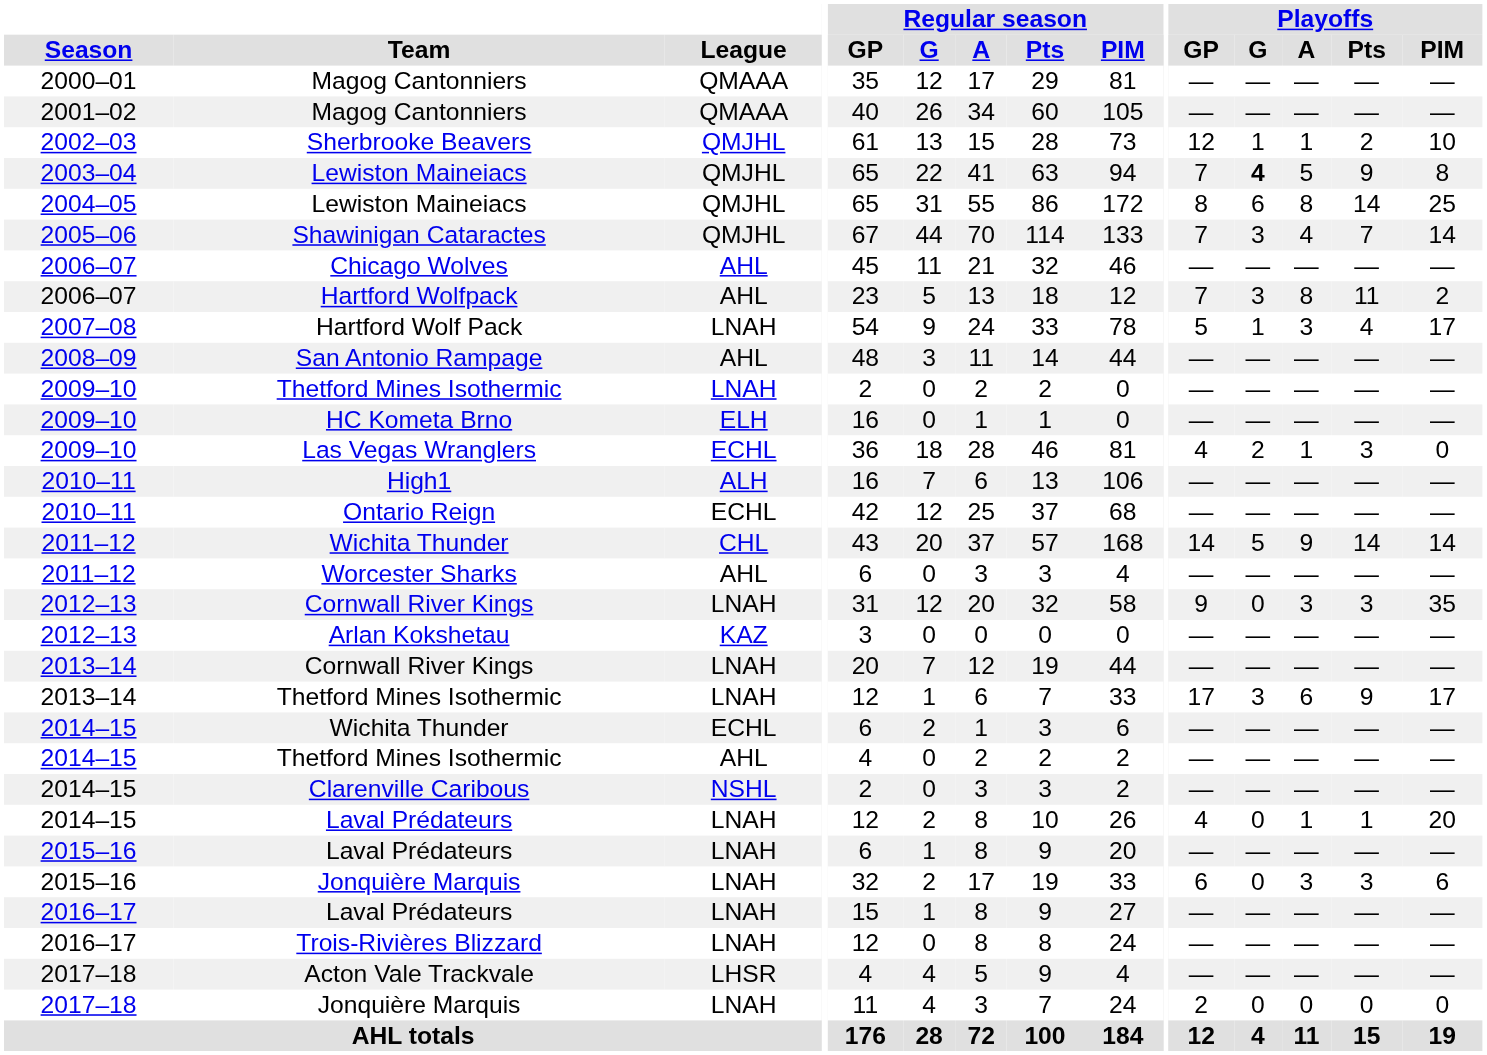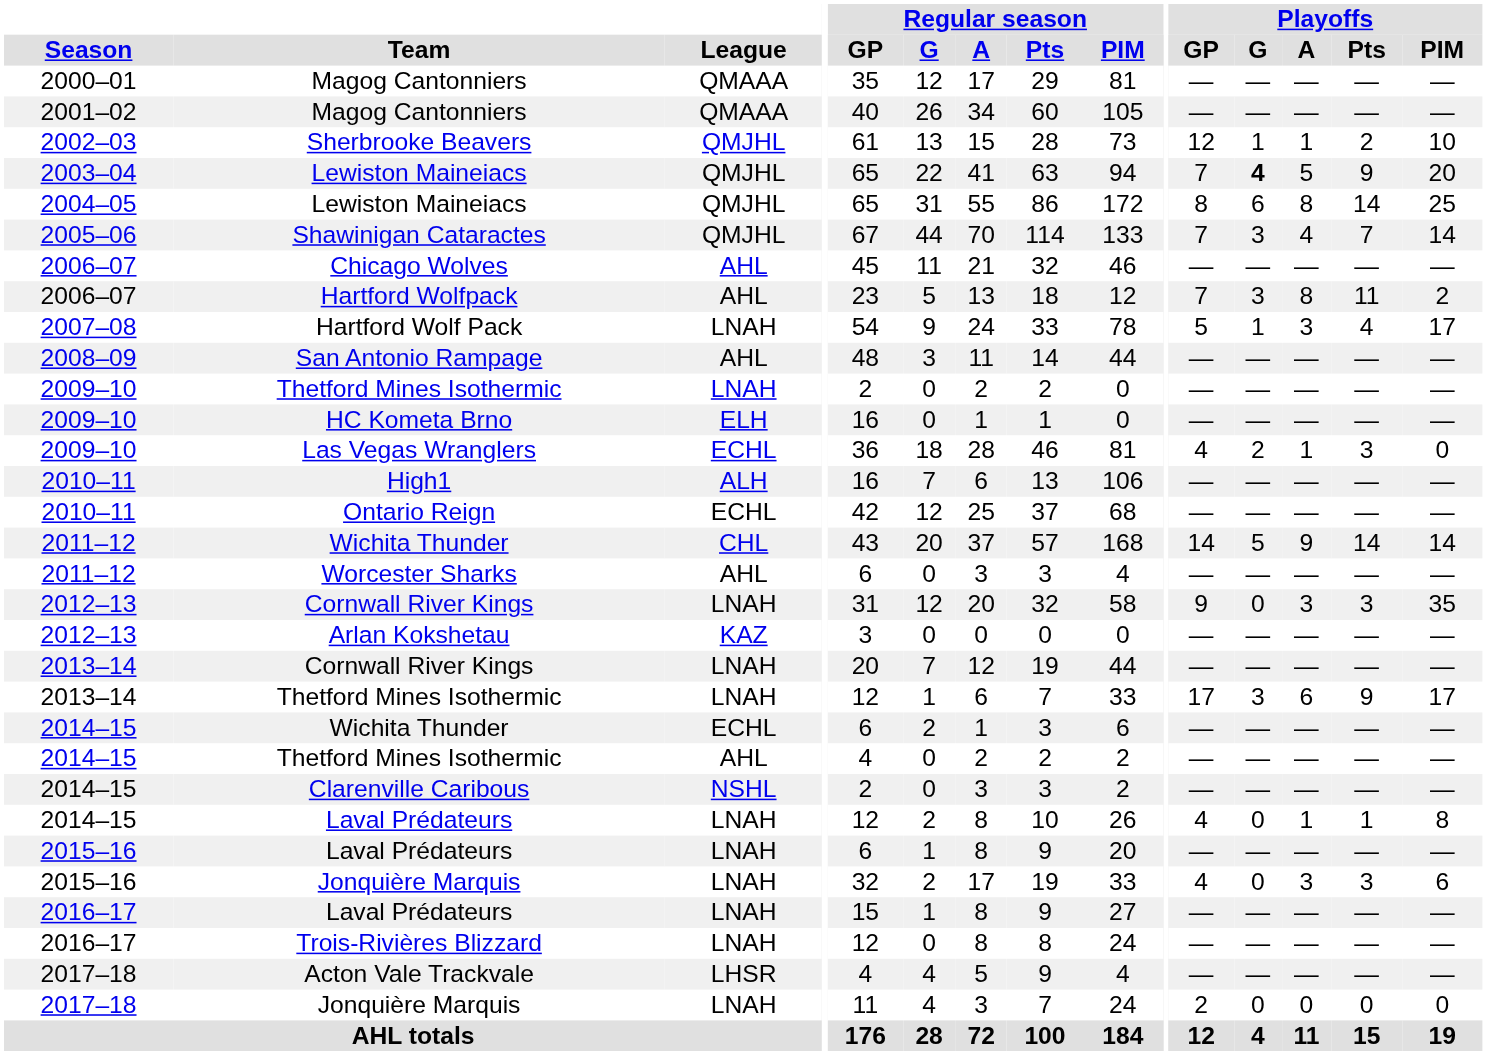(1442, 173) 8 -> (1442, 173) 20
(1442, 819) 20 -> (1442, 819) 8
(1201, 881) 6 -> (1201, 881) 4
